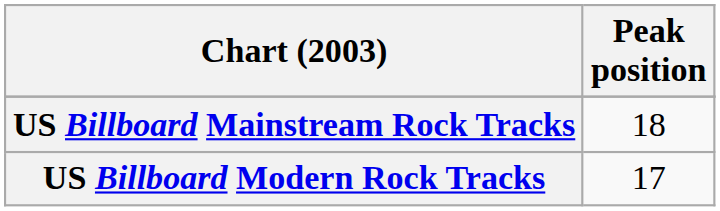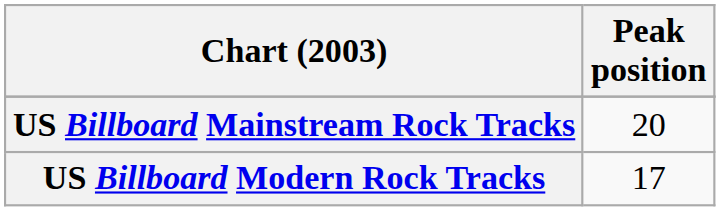(649, 123) 18 -> (649, 123) 20
